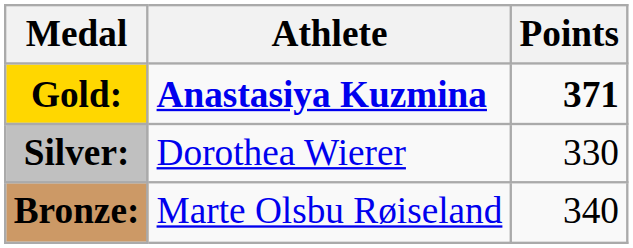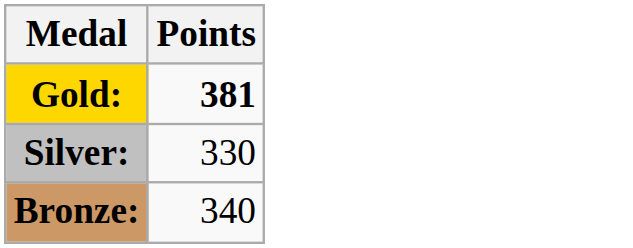- column: (329, 34)
(591, 93) 371 -> (228, 93) 381
